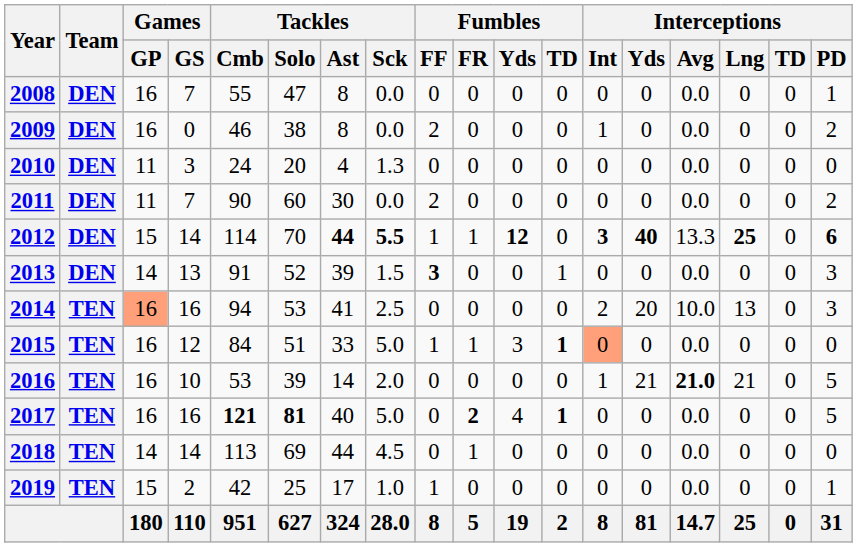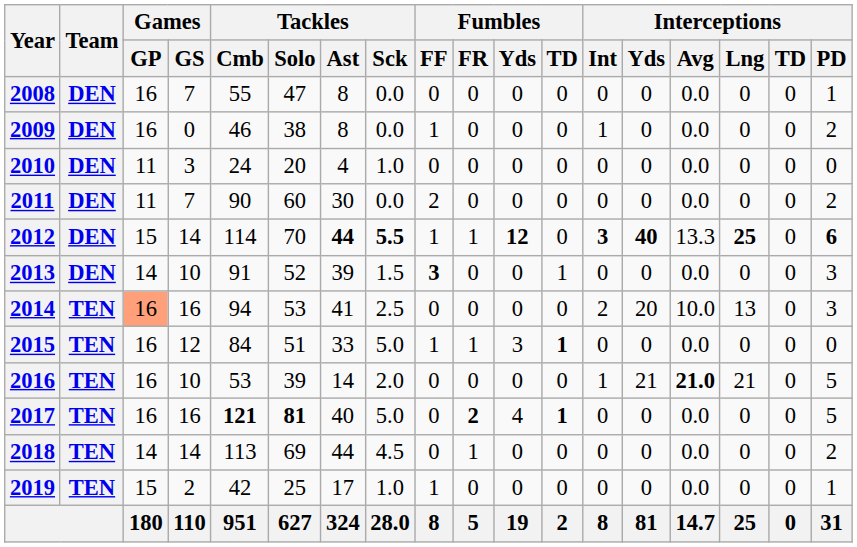(434, 129) 2 -> (434, 129) 1
(390, 165) 1.3 -> (390, 165) 1.0
(189, 272) 13 -> (189, 272) 10
(603, 344) lightsalmon background -> (603, 344) no background
(831, 451) 0 -> (831, 451) 2
